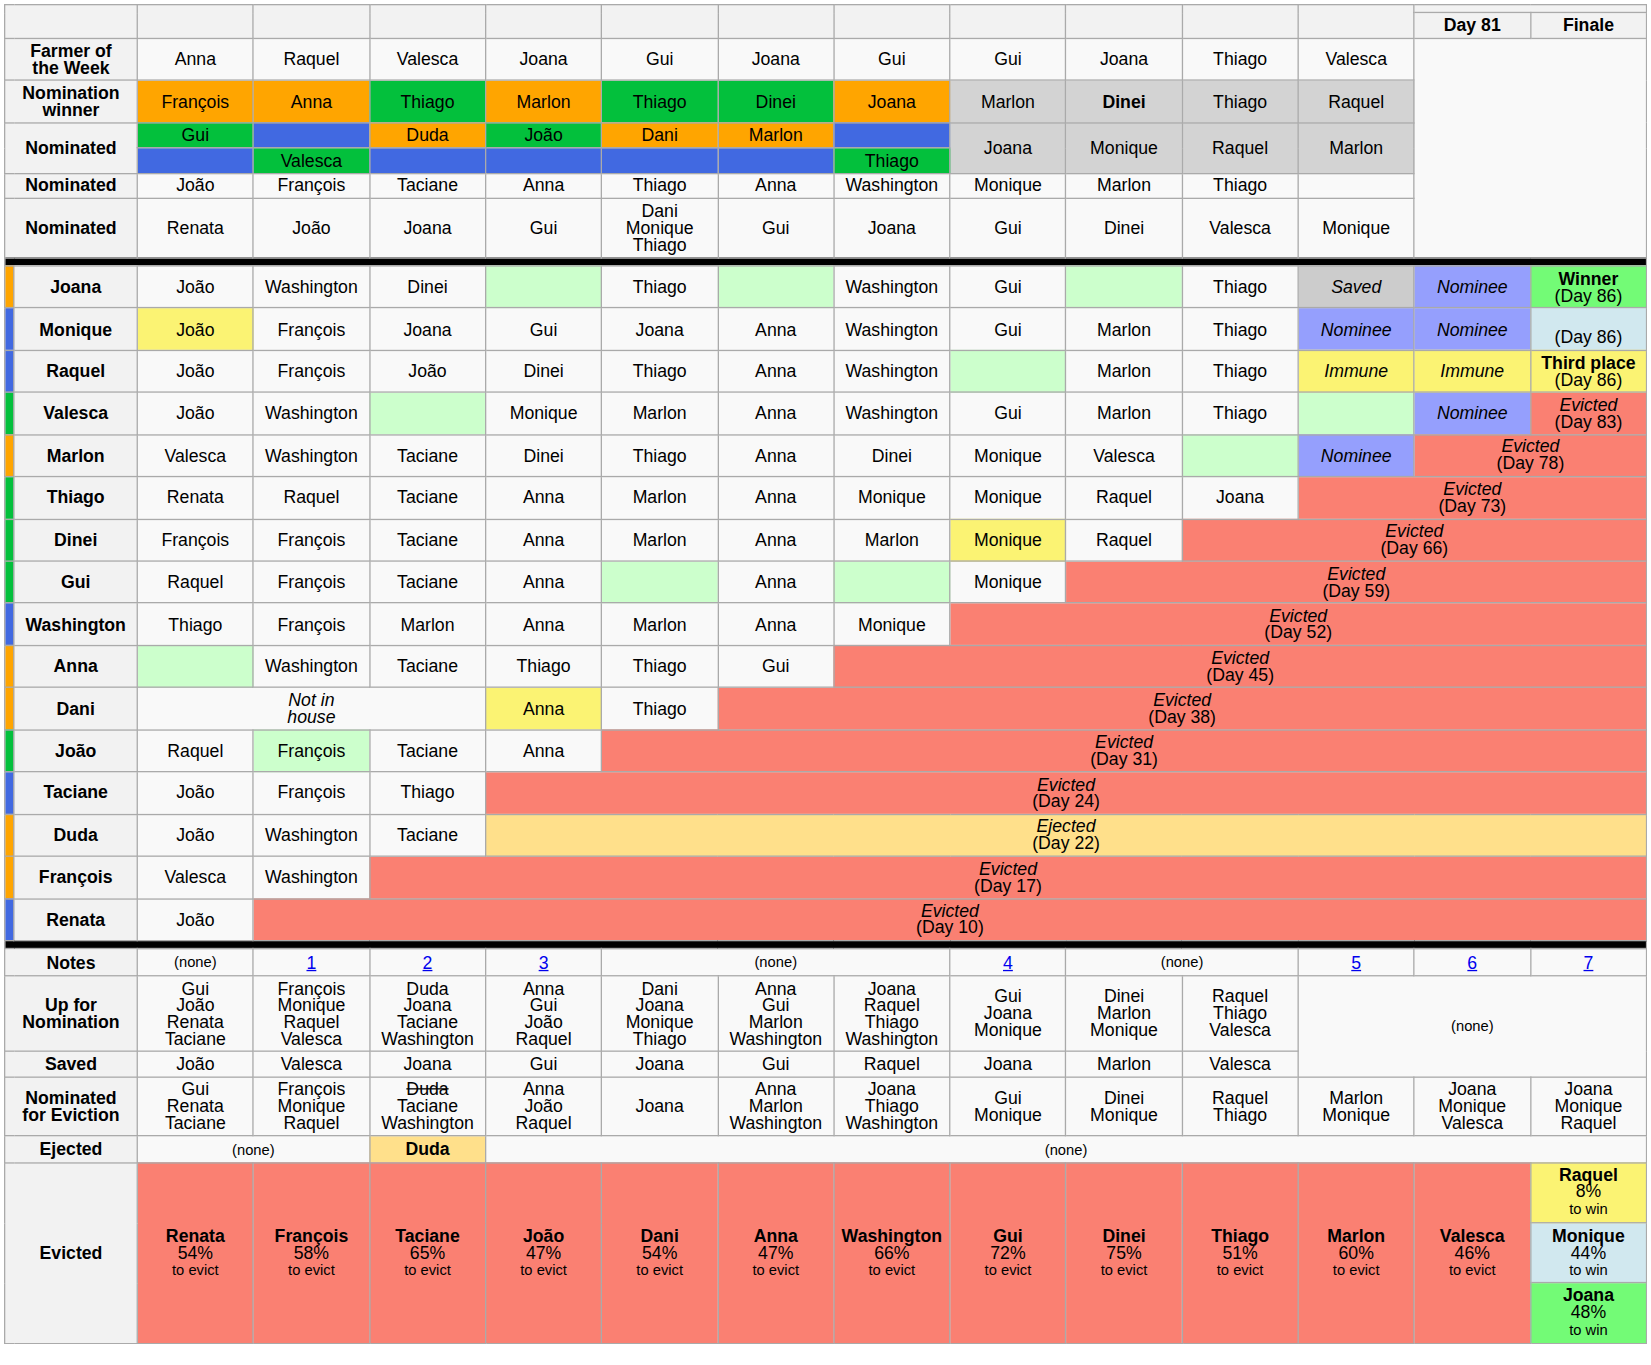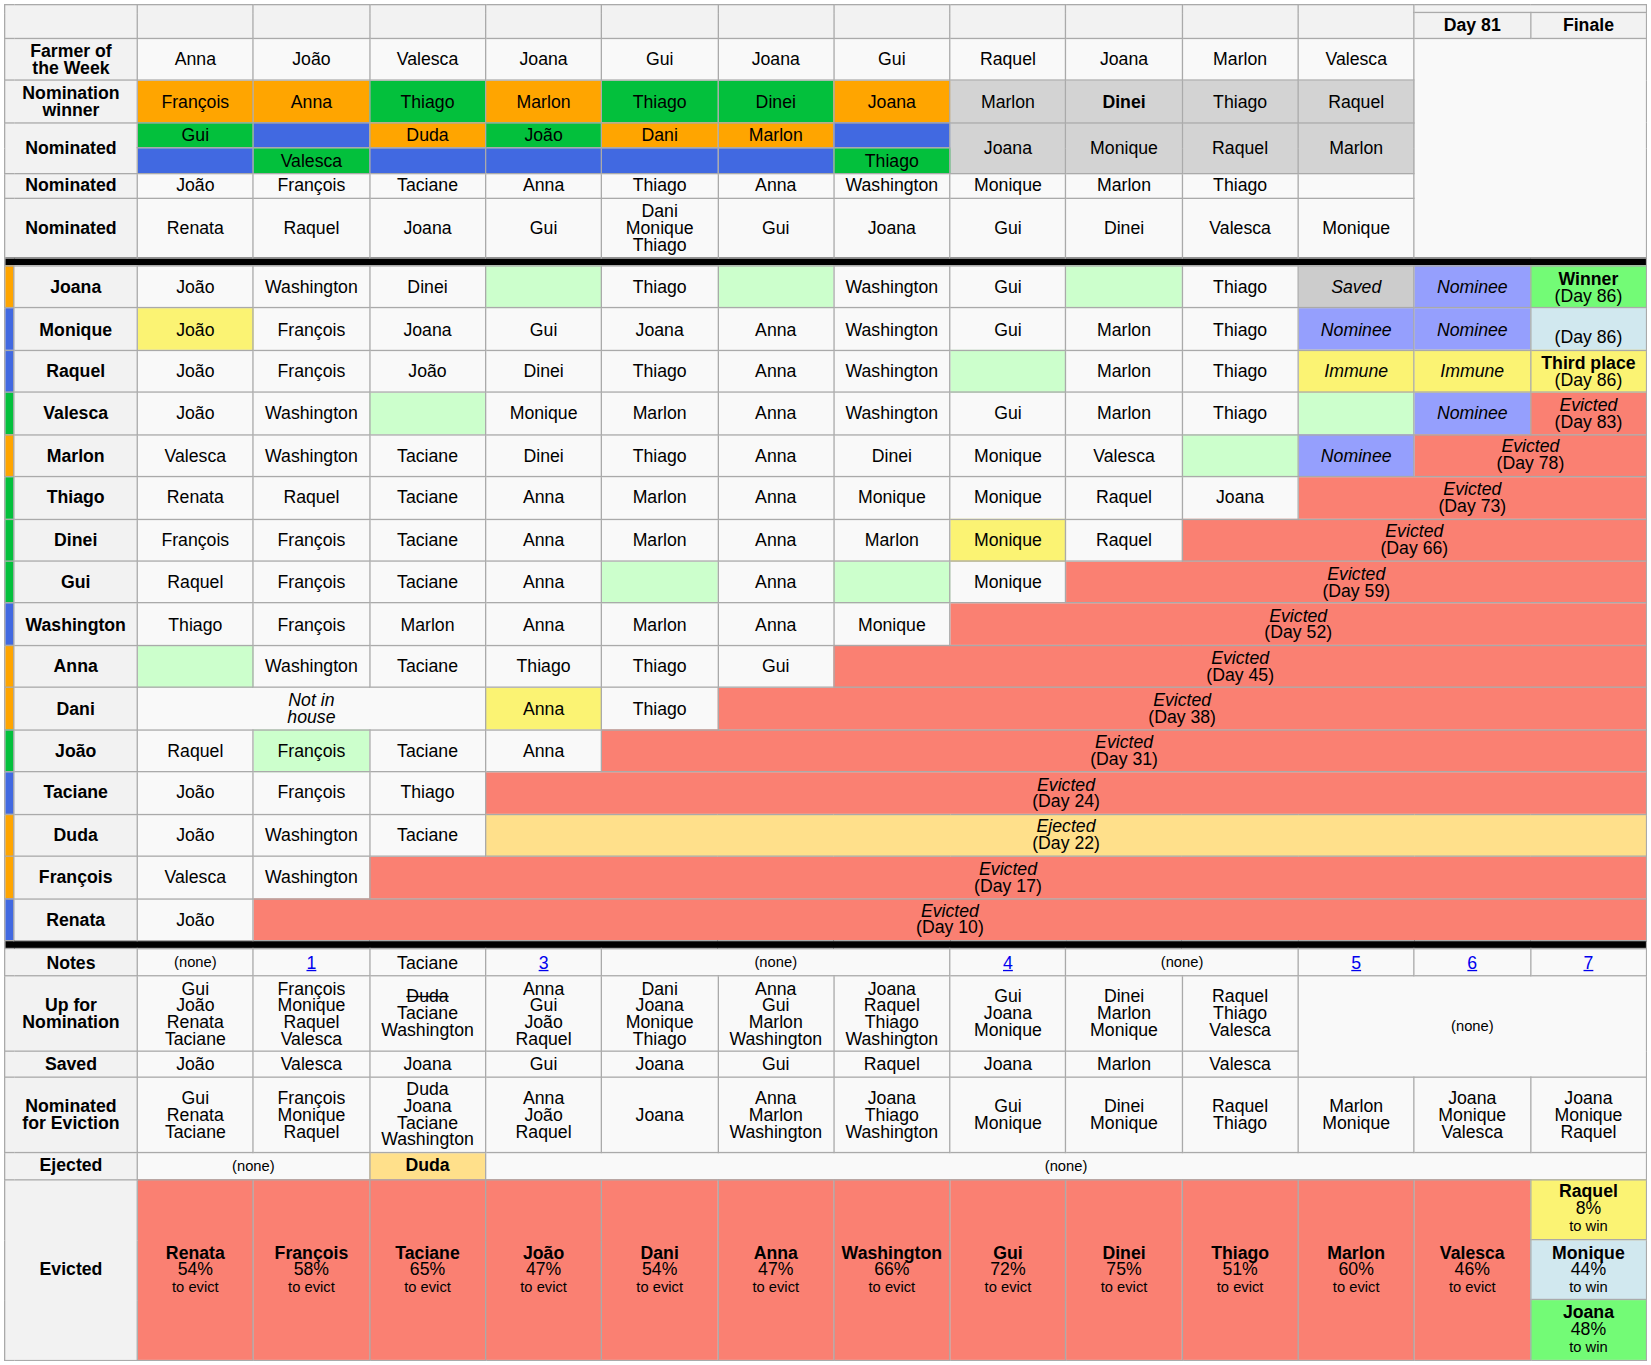(311, 59) Raquel -> (311, 59) João
(1008, 59) Gui -> (1008, 59) Raquel
(1240, 59) Thiago -> (1240, 59) Marlon
(311, 228) João -> (311, 228) Raquel
(427, 962) 2 -> (428, 962) Taciane
(427, 1013) Duda Joana Taciane Washington -> (427, 1013) Duda Taciane Washington
(427, 1106) Duda Taciane Washington -> (427, 1114) Duda Joana Taciane Washington
